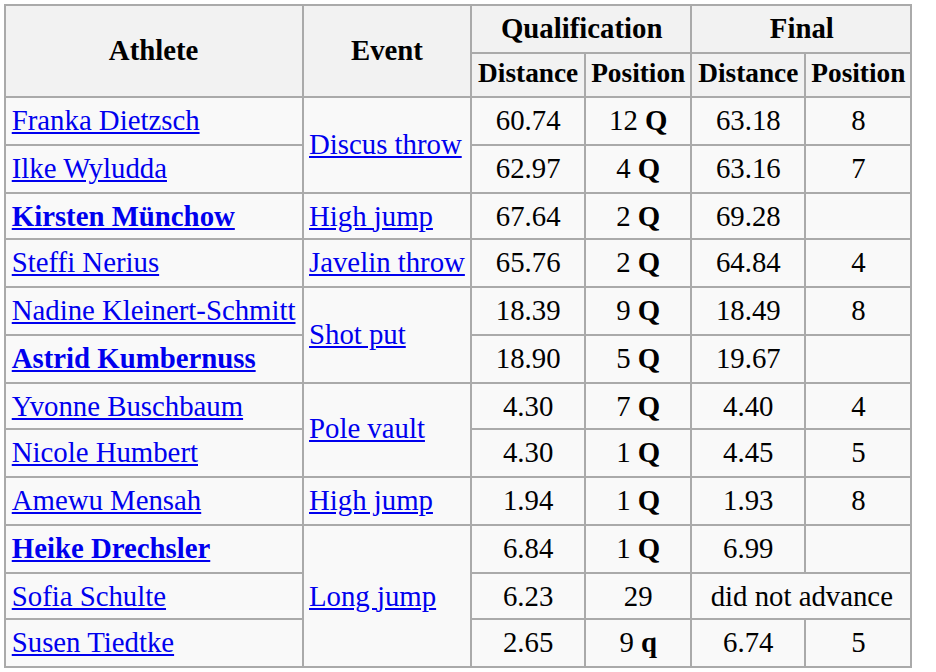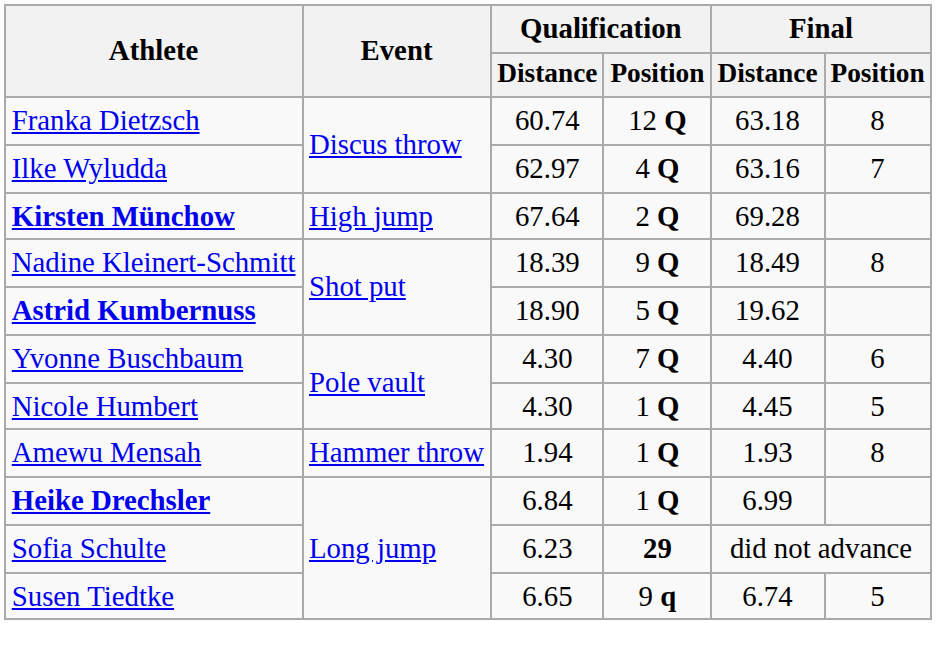- row: (85, 263)
(748, 358) 19.67 -> (767, 311) 19.62
(858, 406) 4 -> (878, 358) 6
(371, 501) High jump -> (397, 453) Hammer throw
(638, 596) normal -> (657, 548) bold
(528, 643) 2.65 -> (547, 596) 6.65
